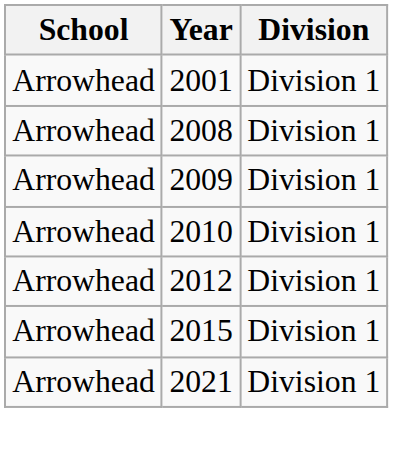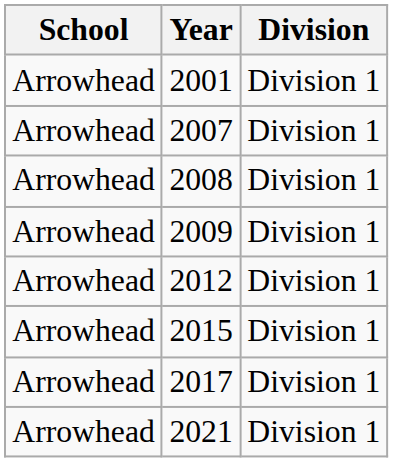+ row: (201, 130)
- row: (201, 230)
+ row: (201, 381)
